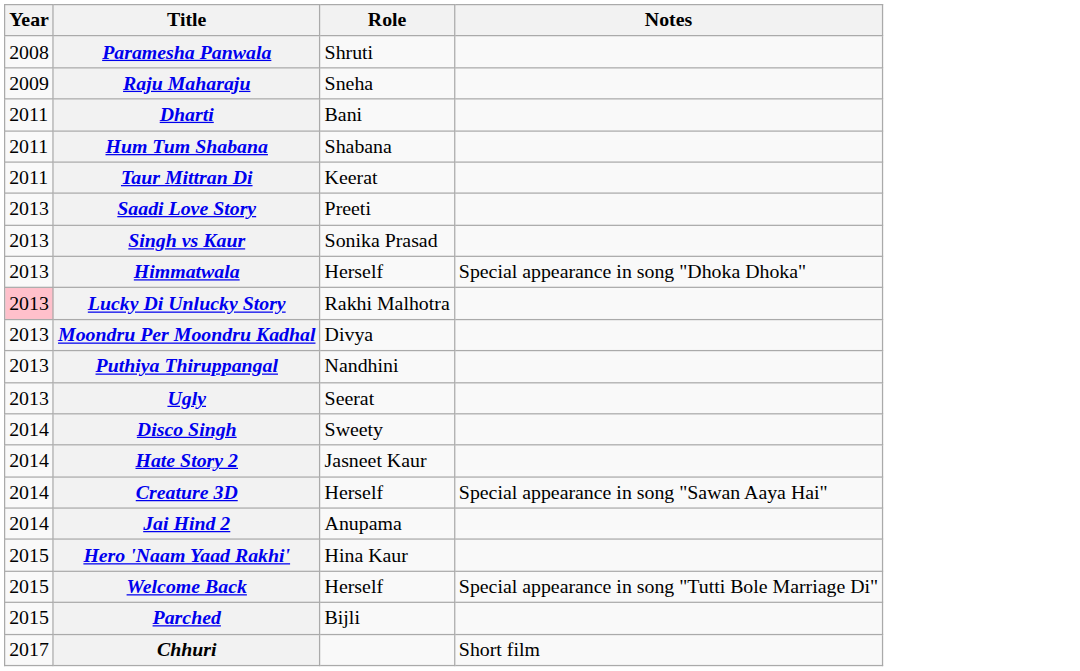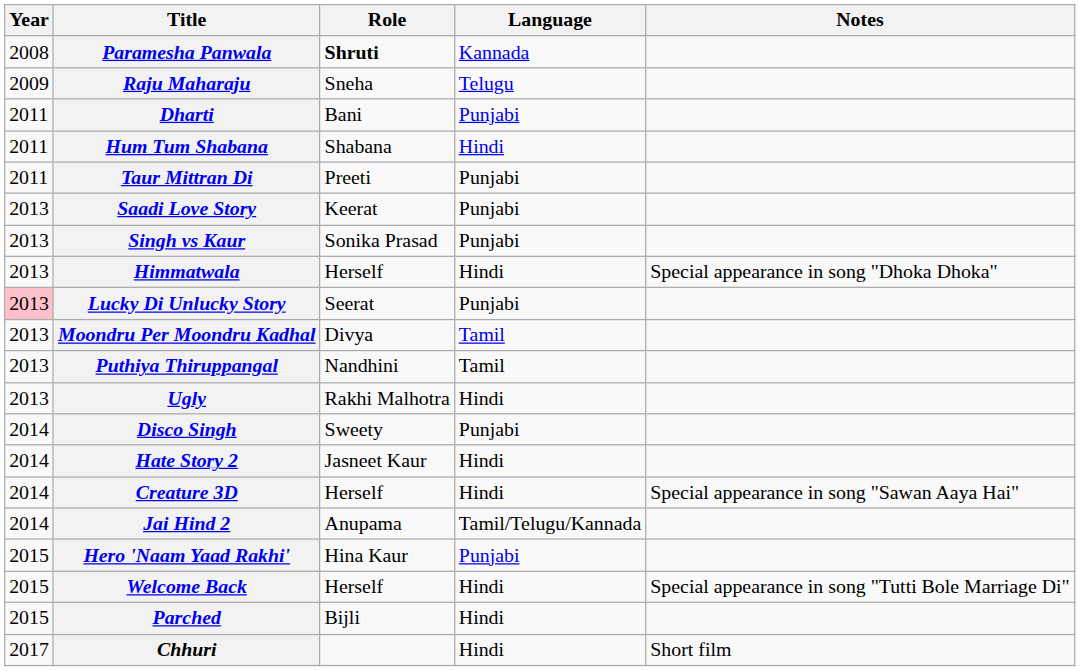+ column: (550, 20)
(349, 51) normal -> (352, 51) bold
(351, 177) Keerat -> (348, 177) Preeti
(348, 209) Preeti -> (351, 209) Keerat
(387, 303) Rakhi Malhotra -> (349, 303) Seerat
(349, 397) Seerat -> (387, 397) Rakhi Malhotra
